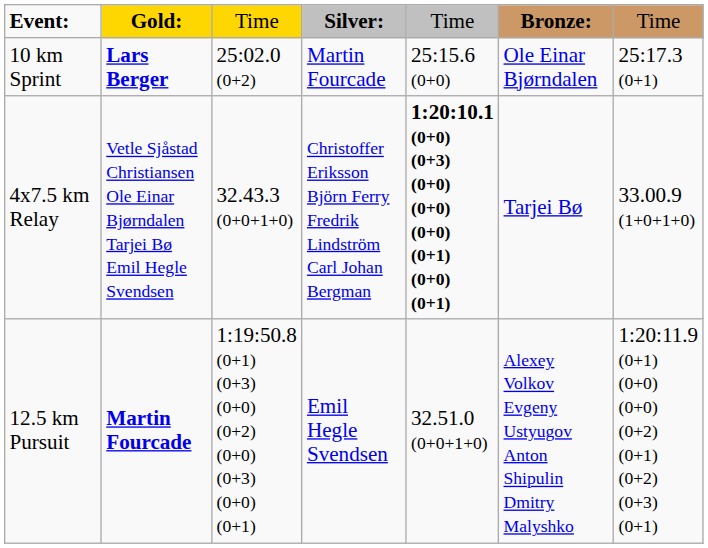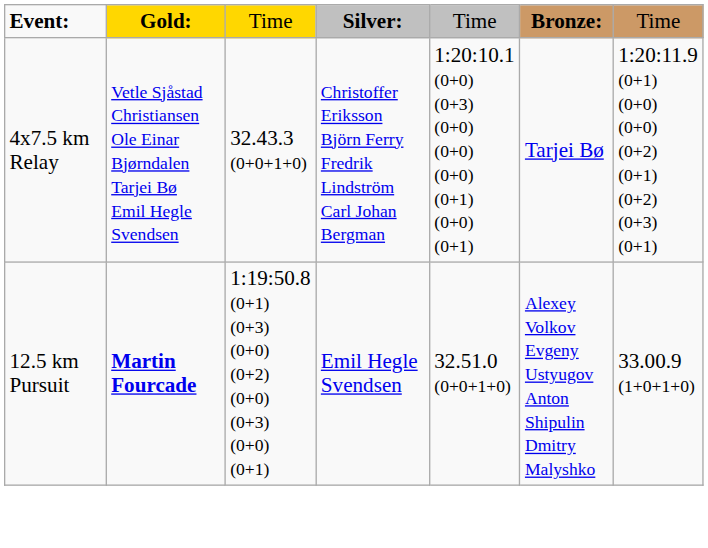- row: (36, 66)
(452, 207) bold -> (474, 149) normal
(657, 207) 33.00.9 (1+0+1+0) -> (658, 149) 1:20:11.9 (0+1) (0+0) (0+0) (0+2) (0+1) (0+2) (0+3) (0+1)
(658, 430) 1:20:11.9 (0+1) (0+0) (0+0) (0+2) (0+1) (0+2) (0+3) (0+1) -> (657, 373) 33.00.9 (1+0+1+0)
